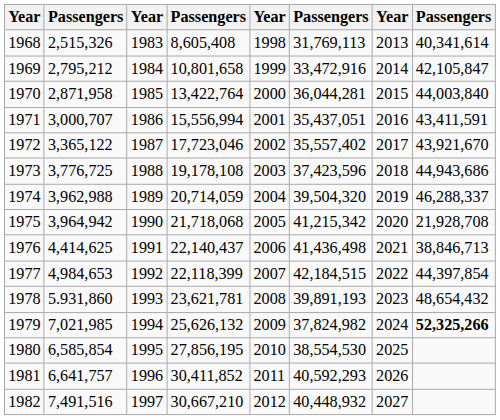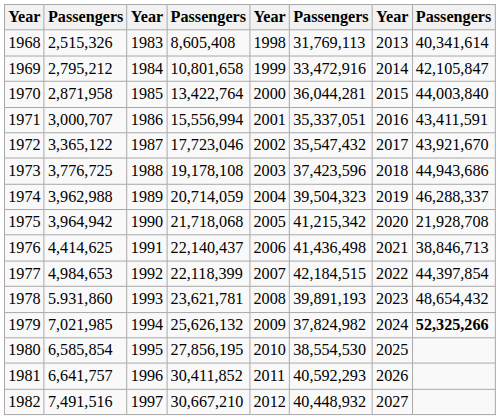(330, 119) 35,437,051 -> (330, 119) 35,337,051
(330, 145) 35,557,402 -> (330, 145) 35,547,432
(330, 196) 39,504,320 -> (330, 196) 39,504,323
